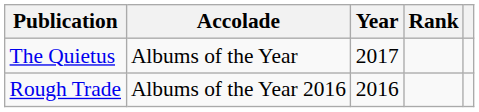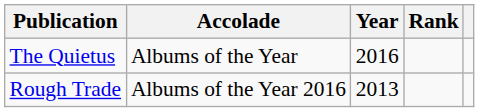(377, 55) 2017 -> (377, 55) 2016
(377, 89) 2016 -> (377, 89) 2013
